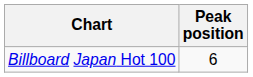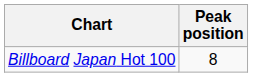(213, 59) 6 -> (213, 59) 8
